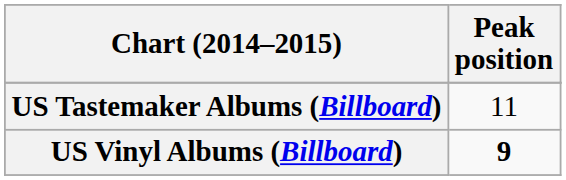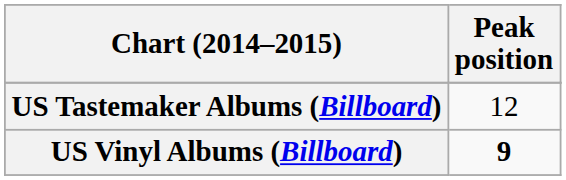(504, 105) 11 -> (504, 105) 12
